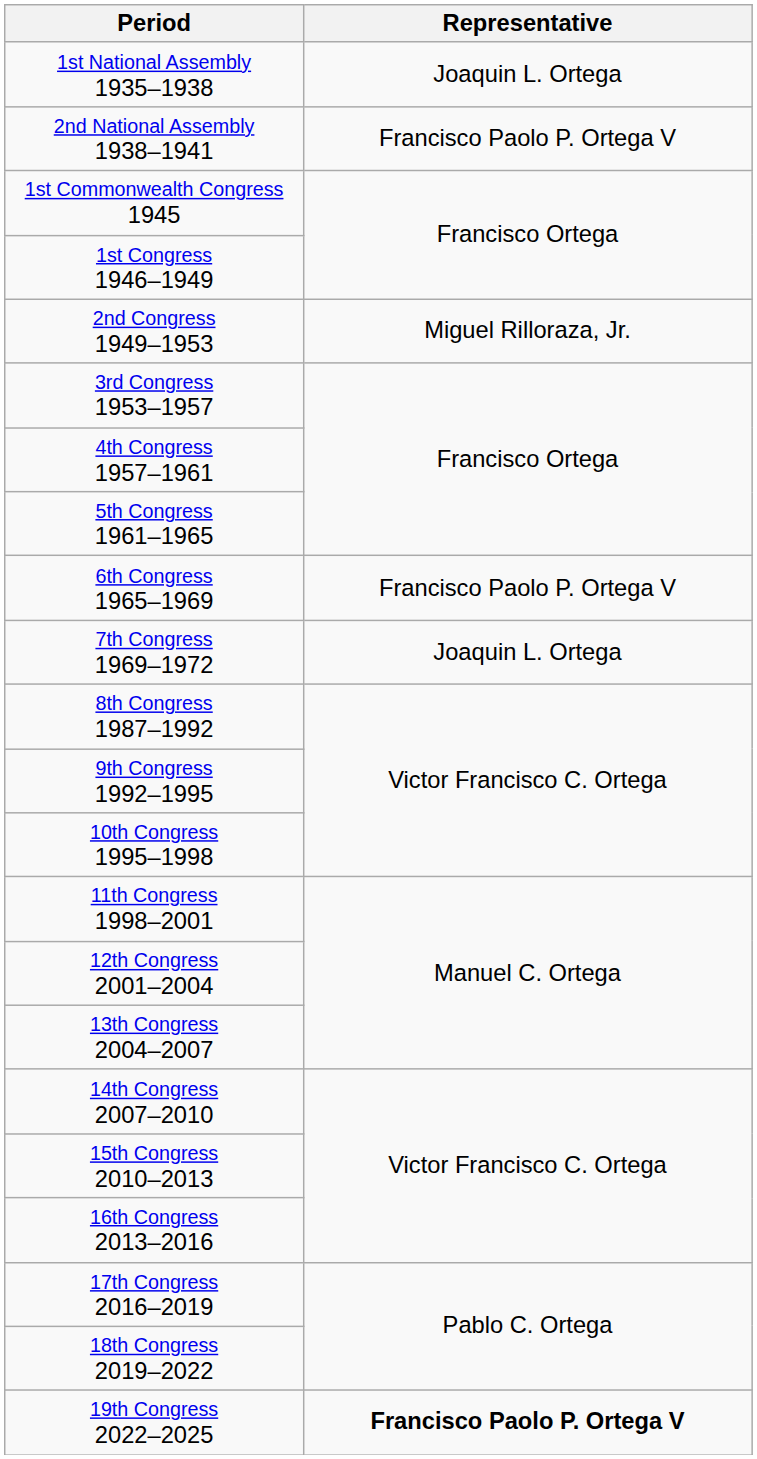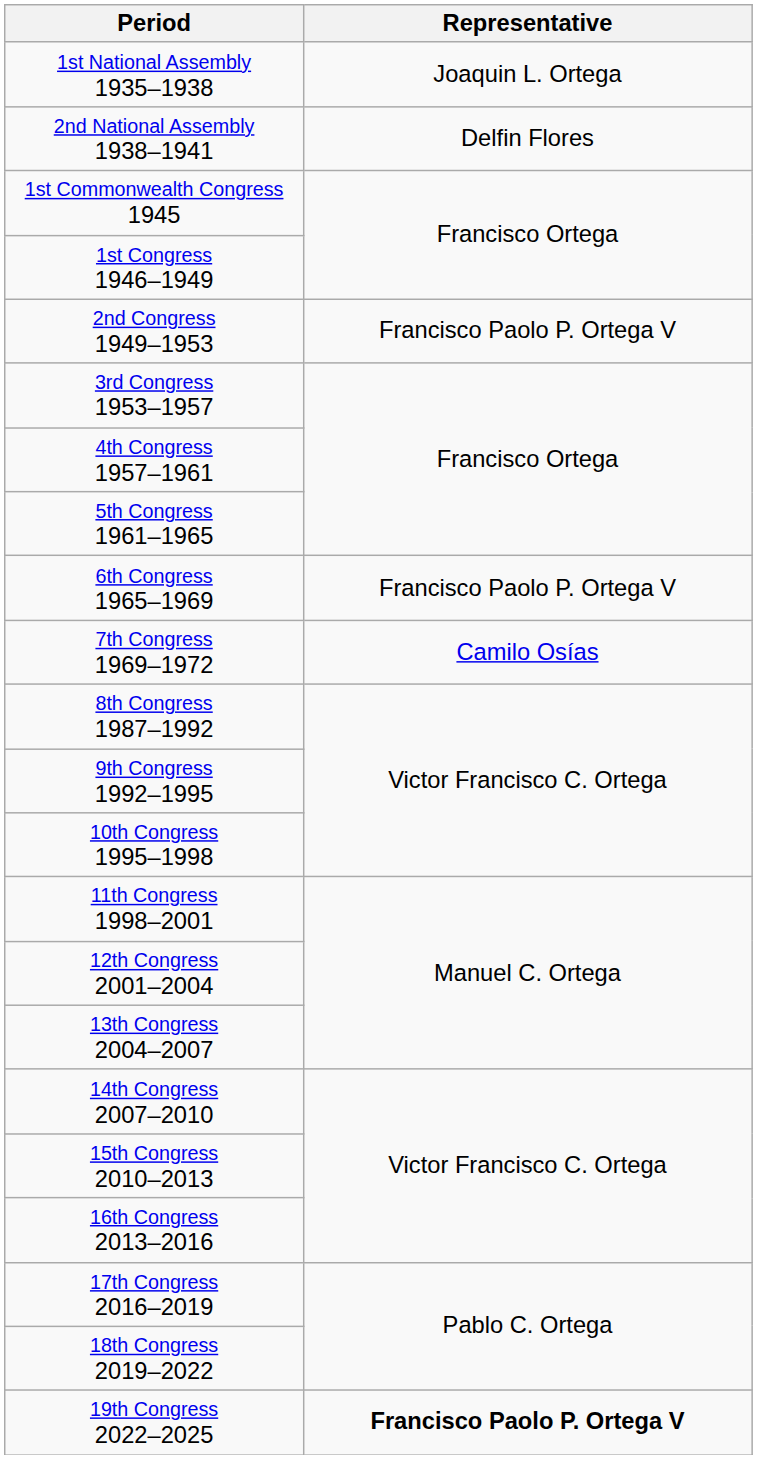(527, 138) Francisco Paolo P. Ortega V -> (527, 138) Delfin Flores
(527, 330) Miguel Rilloraza, Jr. -> (527, 330) Francisco Paolo P. Ortega V
(527, 651) Joaquin L. Ortega -> (527, 651) Camilo Osías
